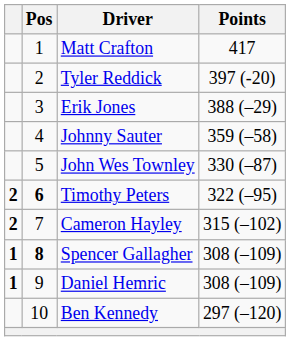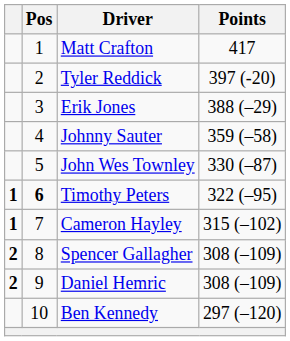(13, 195) 2 -> (13, 195) 1
(13, 224) 2 -> (13, 224) 1
(13, 253) 1 -> (13, 253) 2
(39, 253) bold -> (39, 253) normal
(13, 283) 1 -> (13, 283) 2
